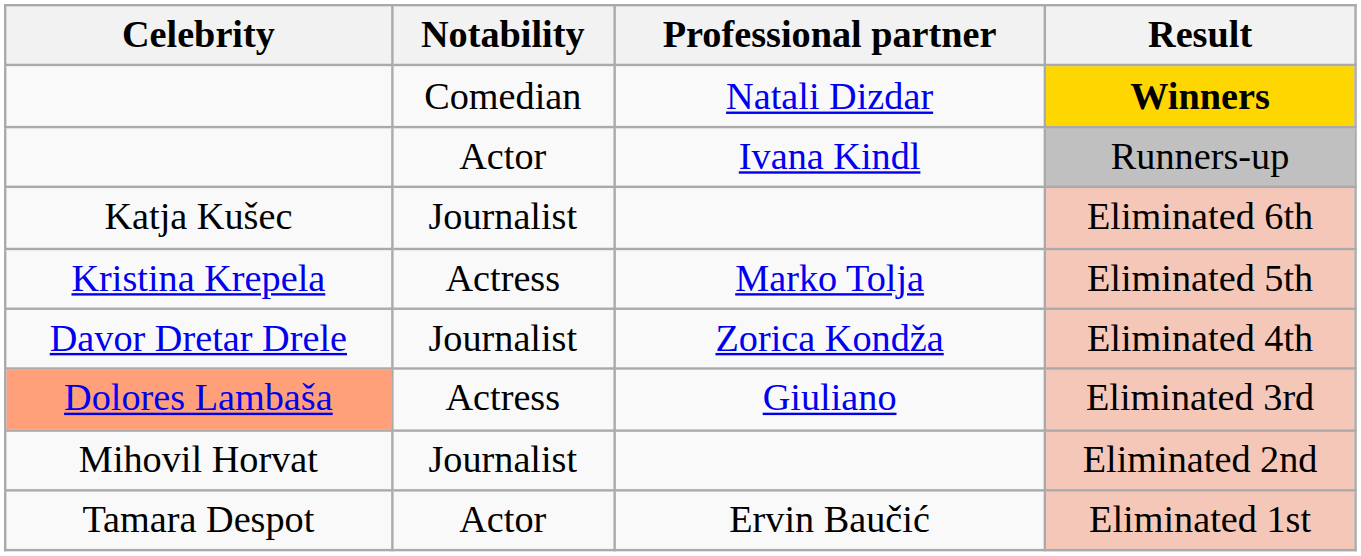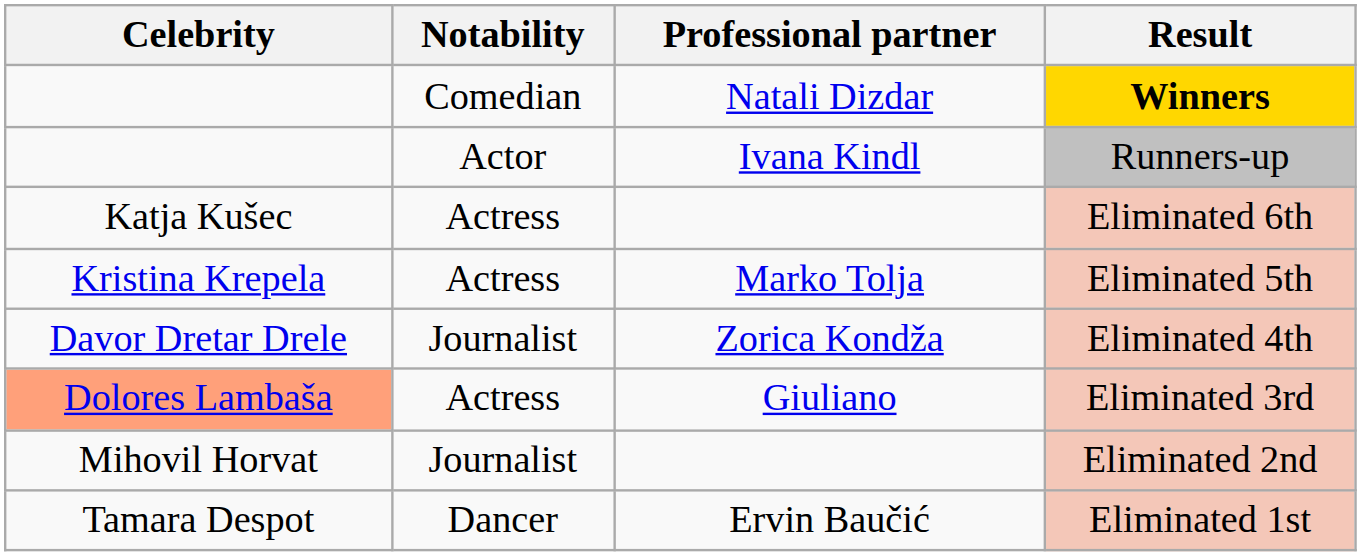(503, 216) Journalist -> (503, 216) Actress
(503, 519) Actor -> (503, 519) Dancer
